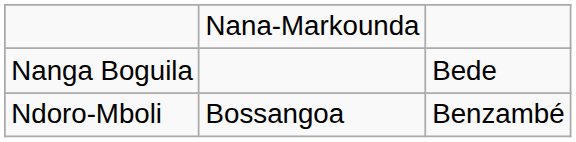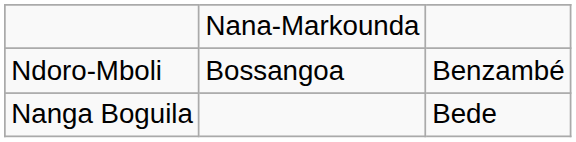rows swapped: (102, 70) <-> (87, 114)
